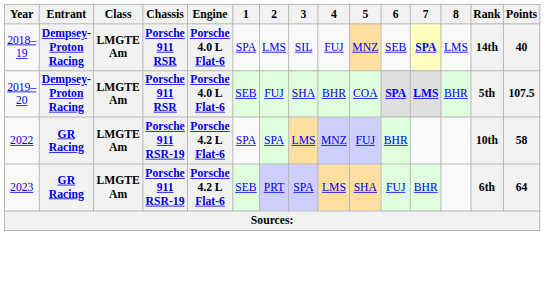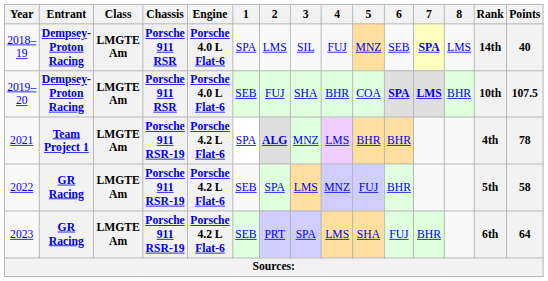(487, 94) 5th -> (490, 94) 10th
+ row: (22, 141)
(246, 141) SPA -> (246, 187) SEB
(487, 141) 10th -> (490, 187) 5th
